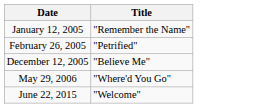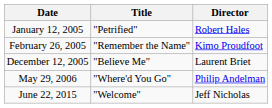+ column: (230, 12)
(142, 29) "Remember the Name" -> (115, 29) "Petrified"
(115, 45) "Petrified" -> (142, 45) "Remember the Name"
